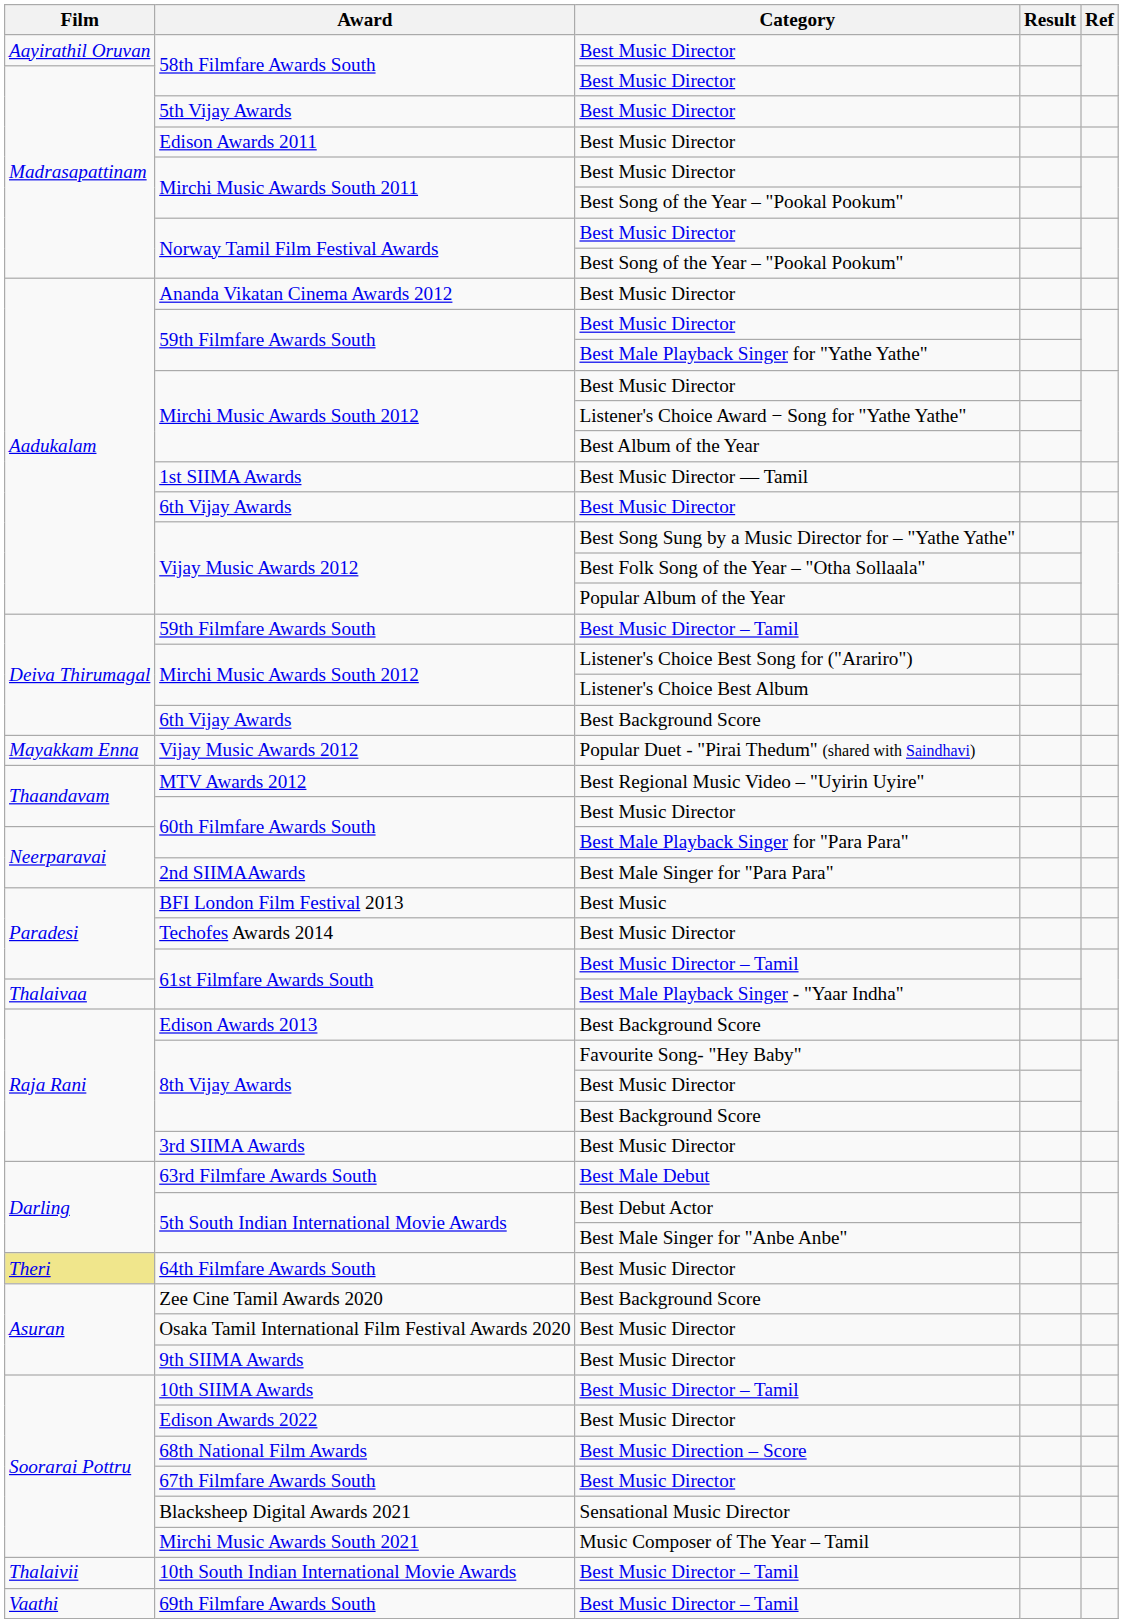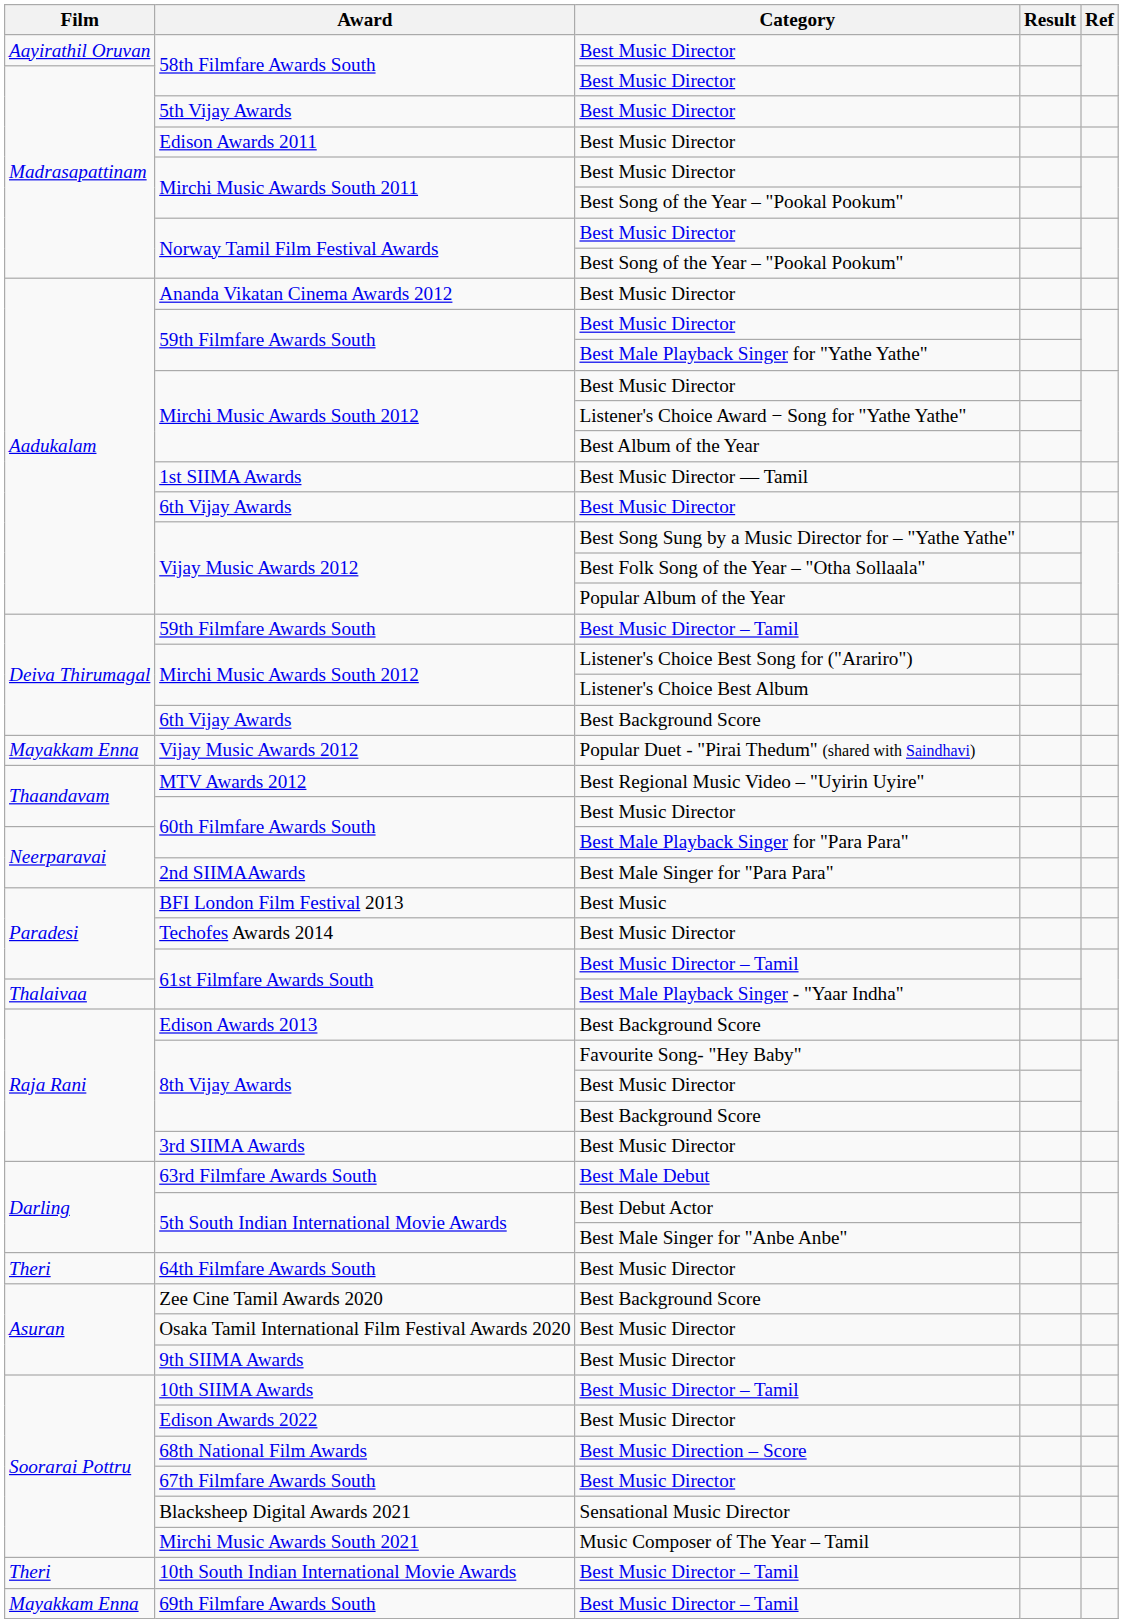(30, 1268) khaki background -> (30, 1268) no background
(44, 1572) Thalaivii -> (30, 1572) Theri
(34, 1603) Vaathi -> (74, 1603) Mayakkam Enna
